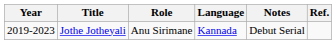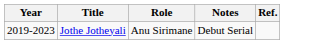- column: (221, 13)
